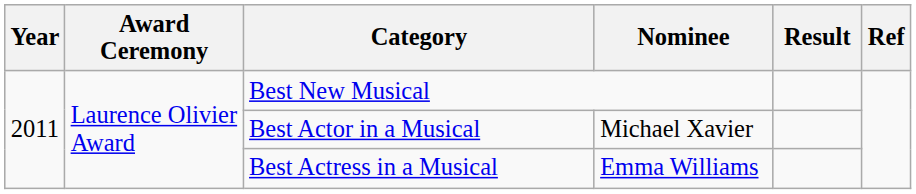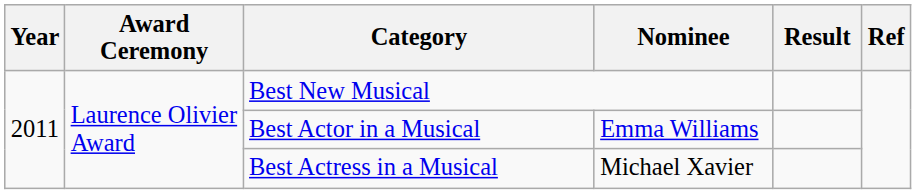(677, 129) Michael Xavier -> (679, 129) Emma Williams
(679, 167) Emma Williams -> (677, 167) Michael Xavier
